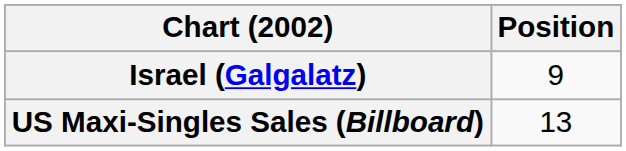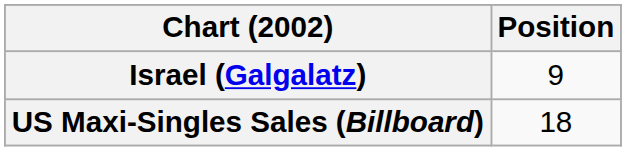(556, 121) 13 -> (556, 121) 18
